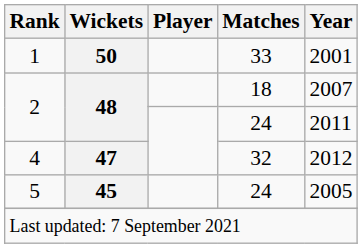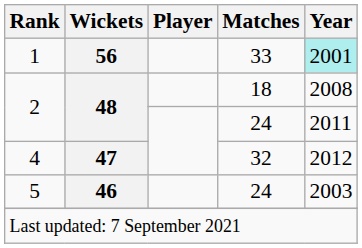(106, 55) 50 -> (106, 55) 56
(331, 55) no background -> (331, 55) paleturquoise background
(331, 89) 2007 -> (331, 89) 2008
(106, 191) 45 -> (106, 191) 46
(331, 191) 2005 -> (331, 191) 2003
